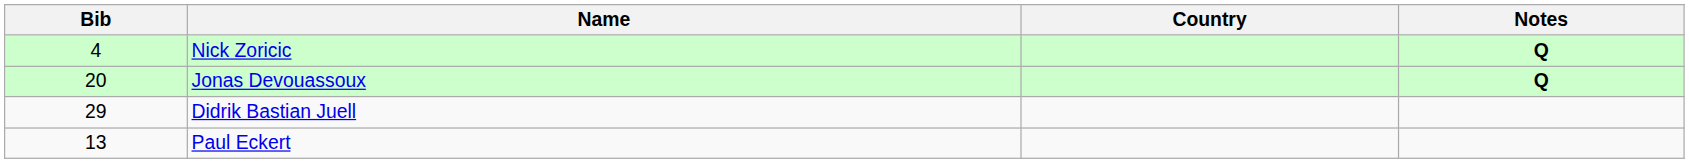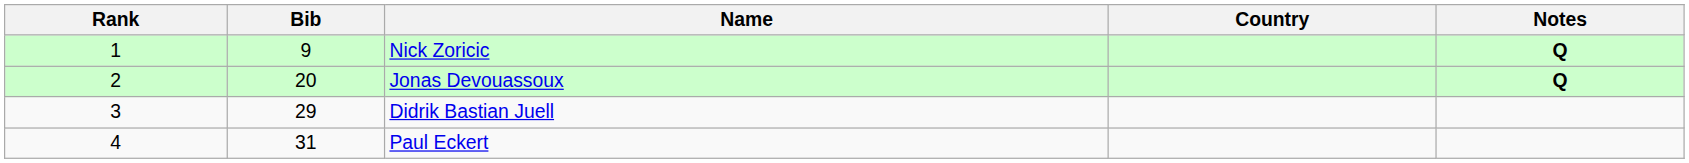+ column: (116, 19)
(96, 50) 4 -> (306, 50) 9
(96, 142) 13 -> (306, 142) 31
